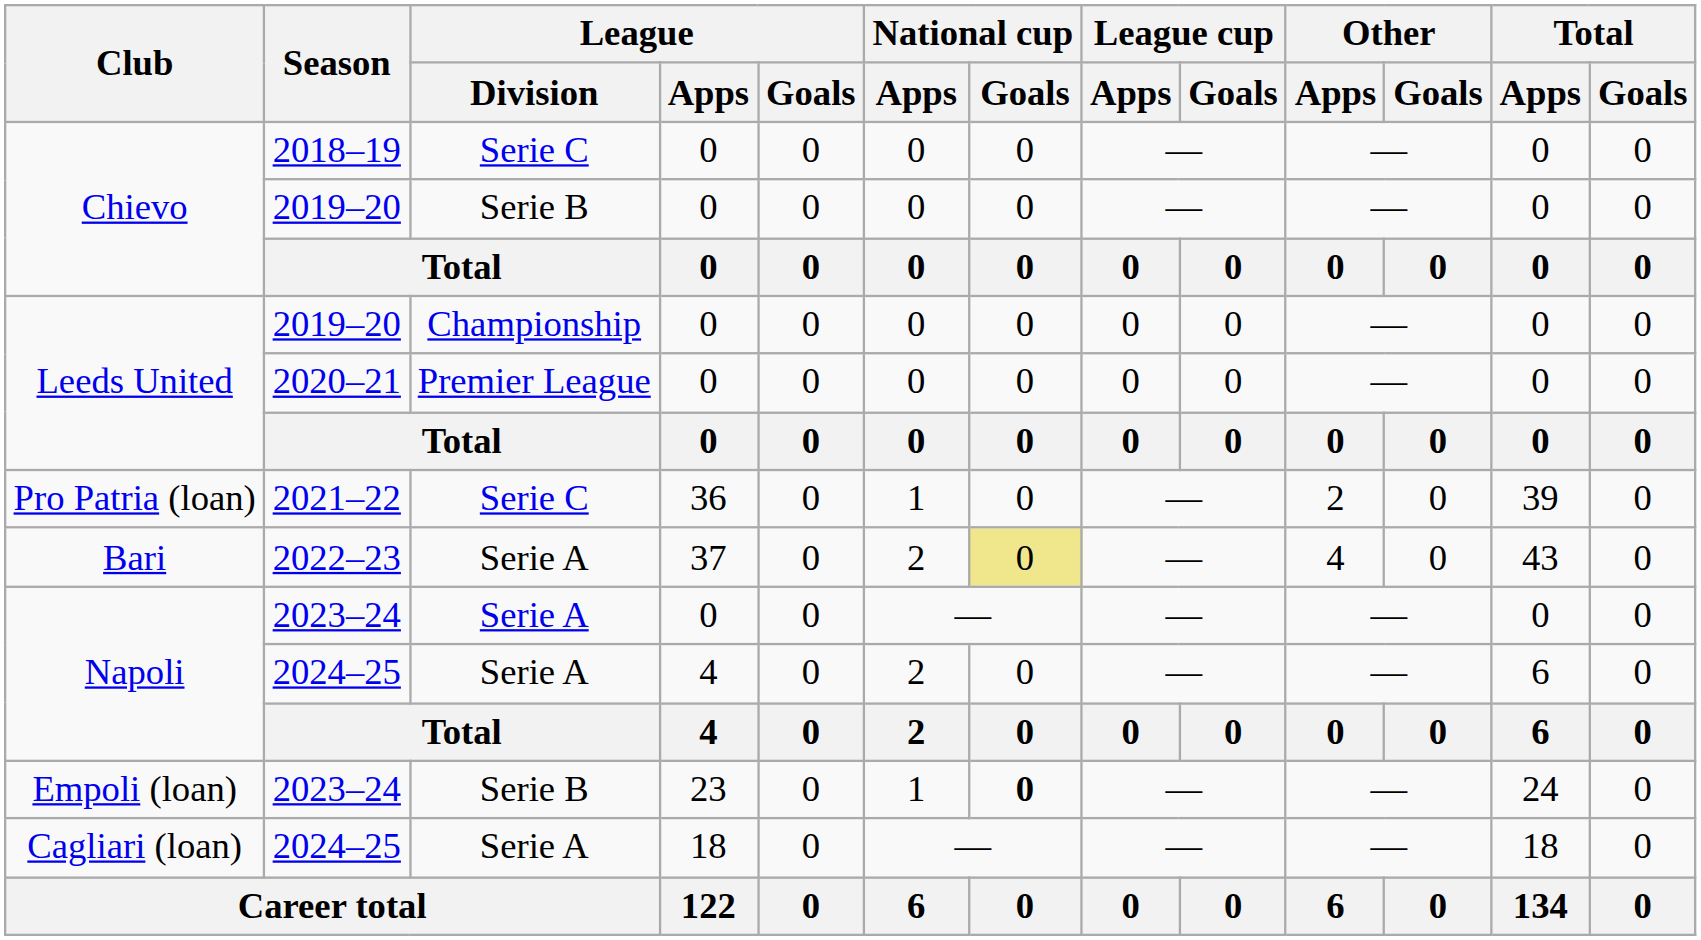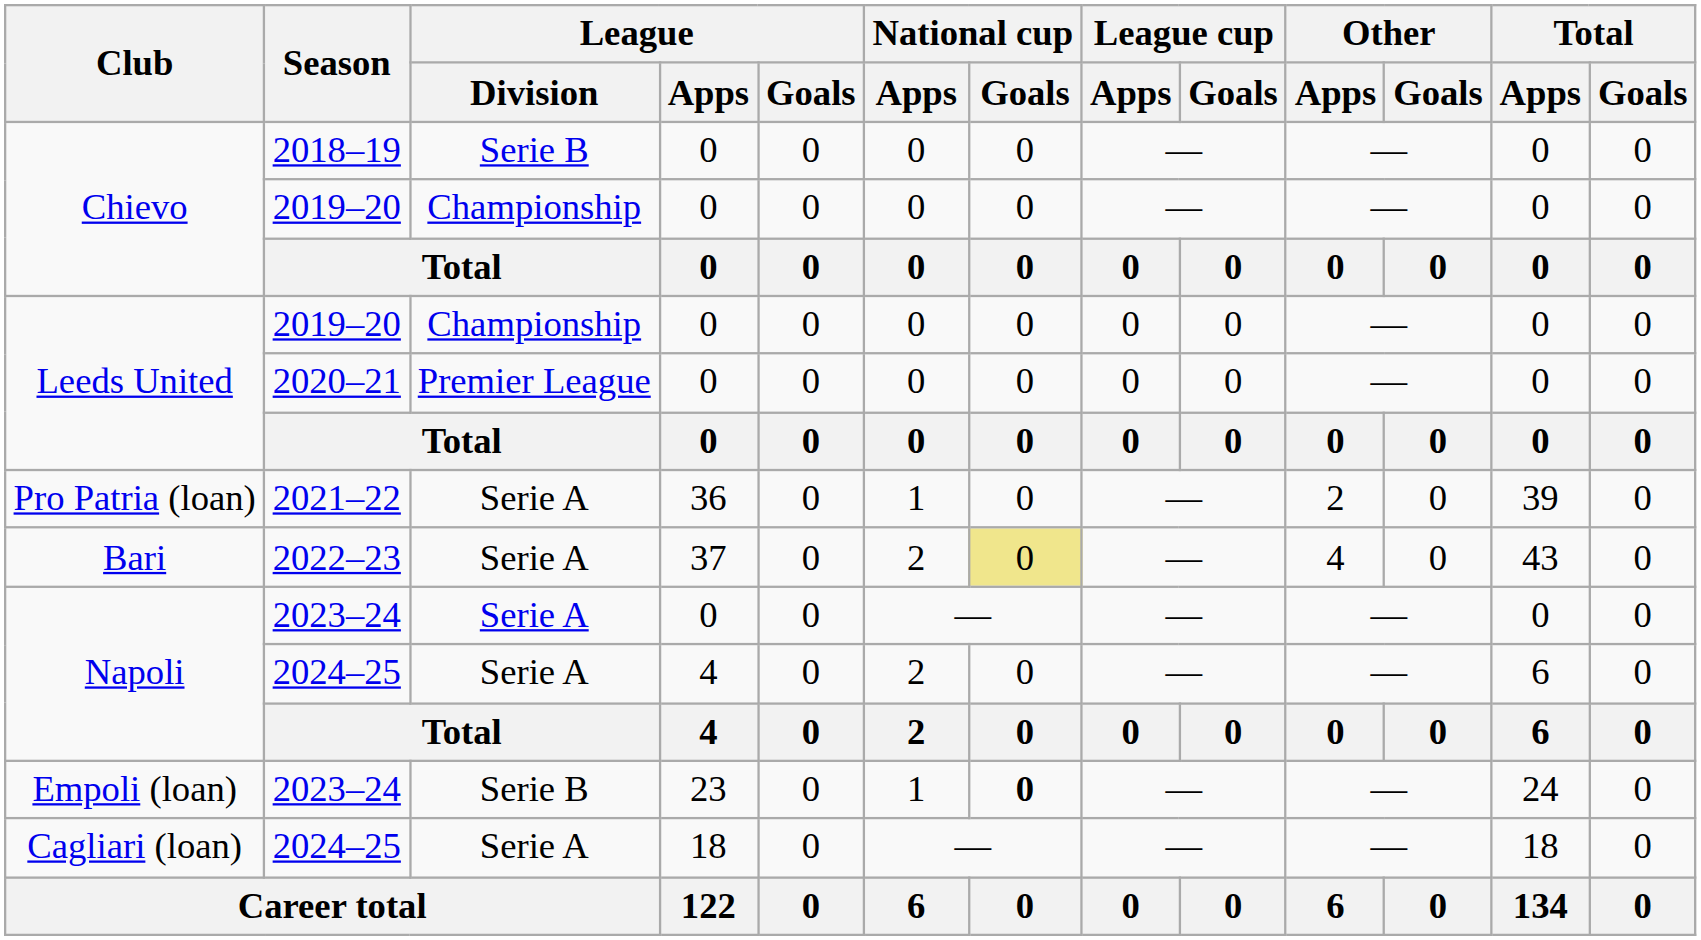(534, 149) Serie C -> (534, 149) Serie B
(534, 207) Serie B -> (534, 207) Championship
(534, 498) Serie C -> (534, 498) Serie A
